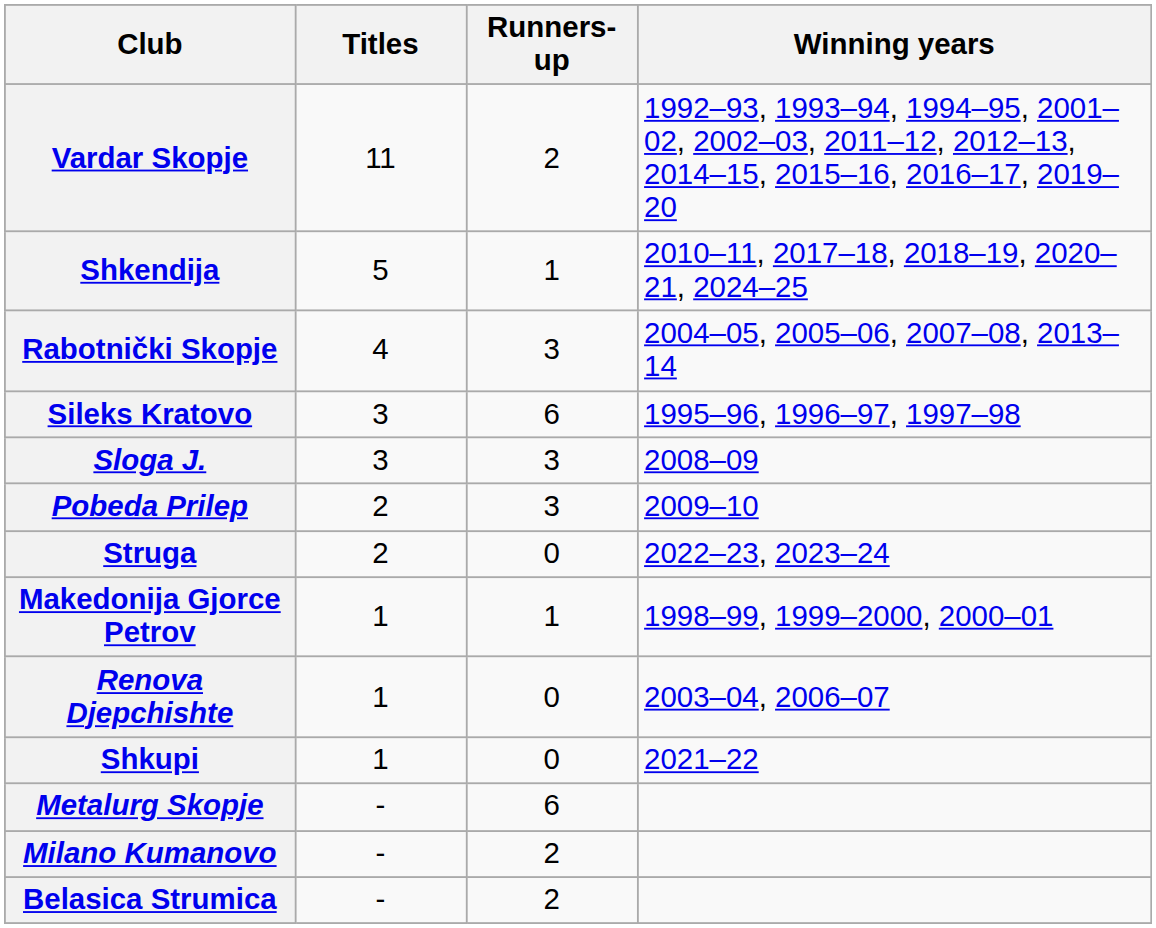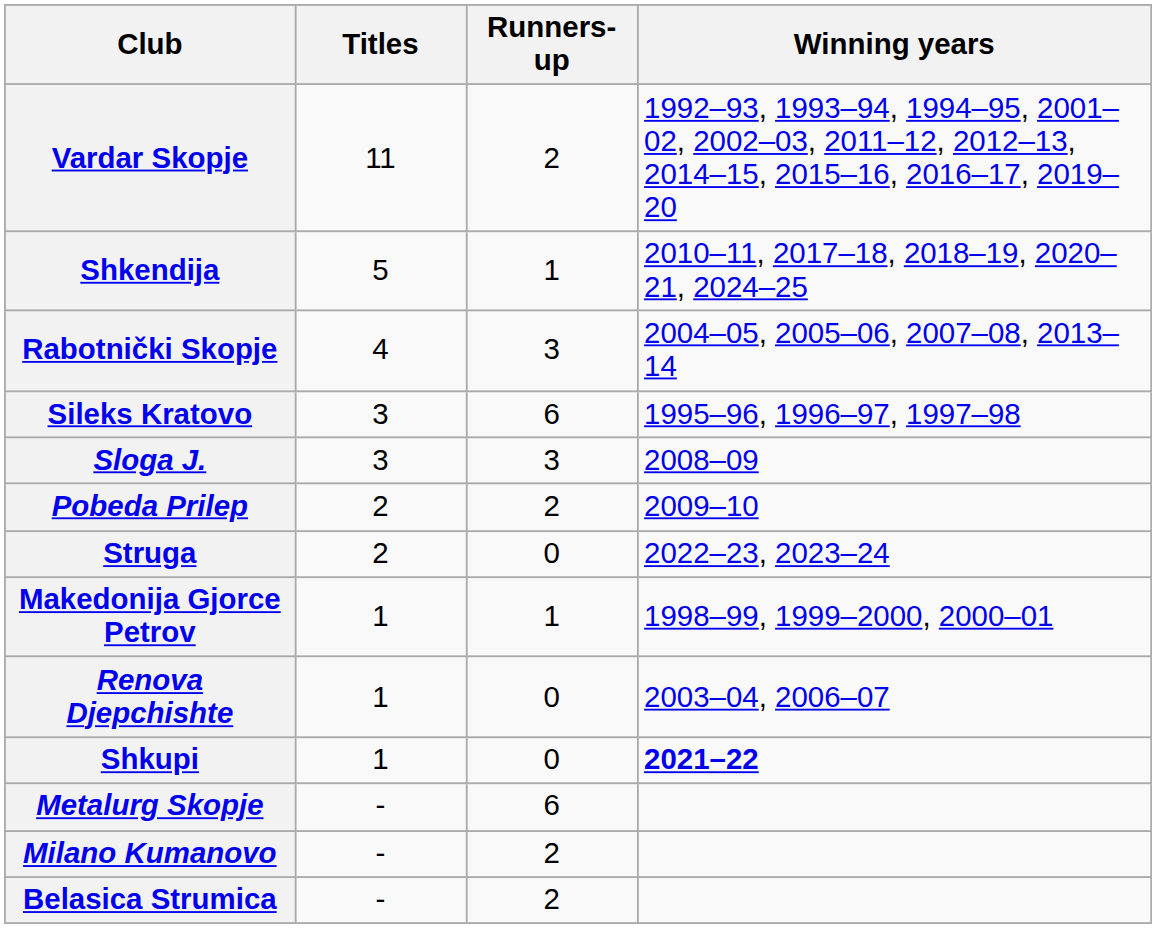(552, 506) 3 -> (552, 506) 2
(701, 759) normal -> (701, 759) bold
